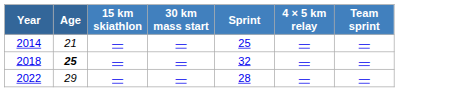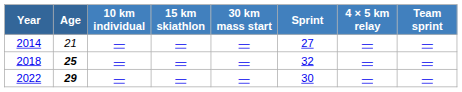+ column: (119, 20)
(244, 43) 25 -> (307, 43) 27
(70, 78) normal -> (70, 78) bold
(244, 78) 28 -> (307, 78) 30
